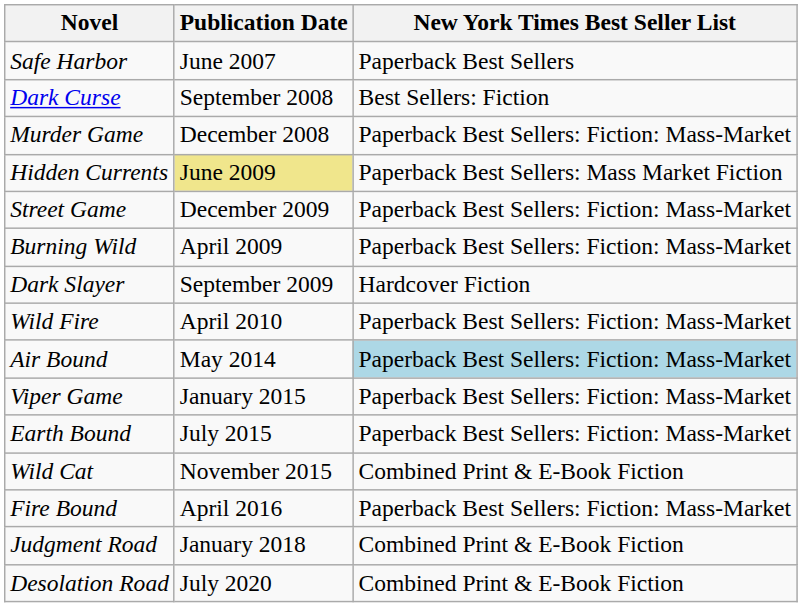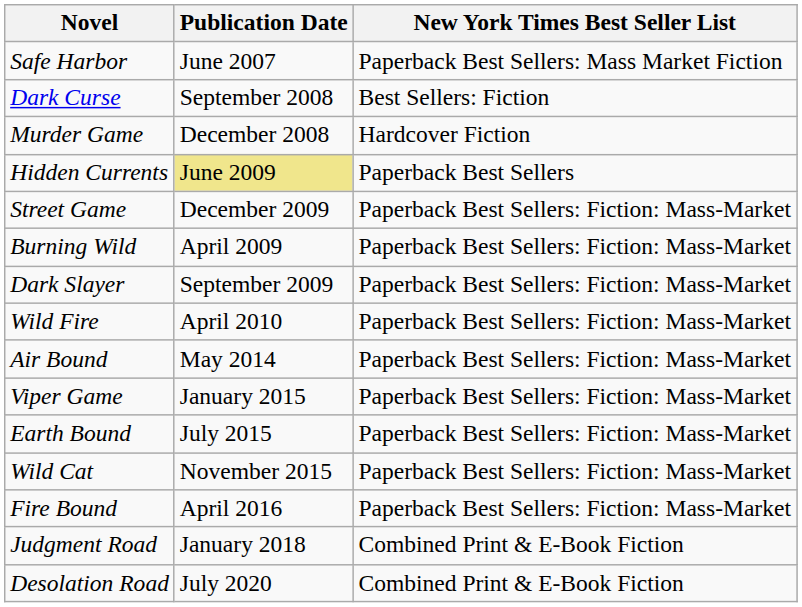(466, 60) Paperback Best Sellers -> (570, 60) Paperback Best Sellers: Mass Market Fiction
(575, 135) Paperback Best Sellers: Fiction: Mass-Market -> (444, 135) Hardcover Fiction
(570, 172) Paperback Best Sellers: Mass Market Fiction -> (466, 172) Paperback Best Sellers
(444, 284) Hardcover Fiction -> (575, 284) Paperback Best Sellers: Fiction: Mass-Market
(575, 358) lightblue background -> (575, 358) no background
(521, 470) Combined Print & E-Book Fiction -> (575, 470) Paperback Best Sellers: Fiction: Mass-Market
